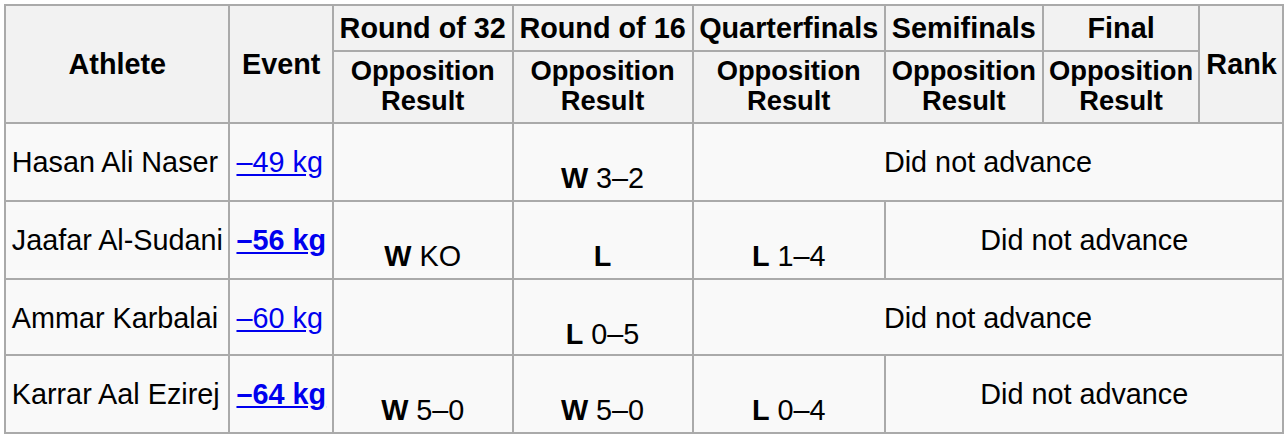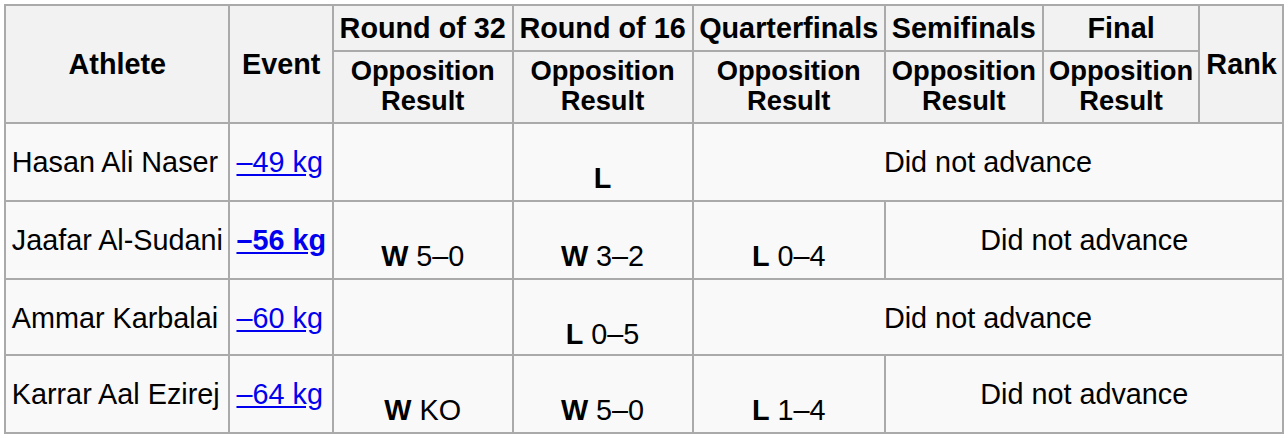(603, 179) W 3–2 -> (603, 179) L
(423, 256) W KO -> (423, 256) W 5–0
(603, 256) L -> (603, 256) W 3–2
(789, 256) L 1–4 -> (789, 256) L 0–4
(281, 395) bold -> (280, 395) normal
(423, 411) W 5–0 -> (423, 411) W KO
(789, 411) L 0–4 -> (789, 411) L 1–4
